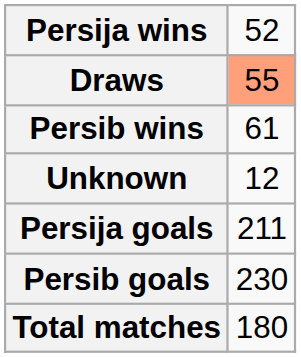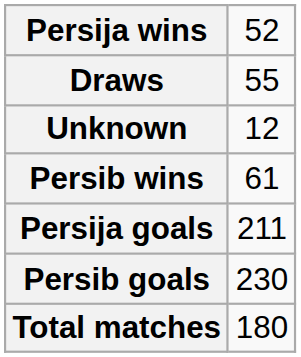(262, 80) lightsalmon background -> (262, 80) no background
rows swapped: (117, 129) <-> (117, 179)
